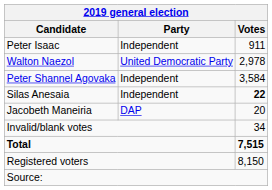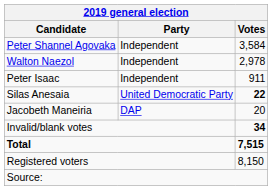rows swapped: (61, 78) <-> (33, 45)
(177, 62) United Democratic Party -> (149, 62) Independent
(149, 95) Independent -> (177, 95) United Democratic Party
(259, 128) normal -> (259, 128) bold
